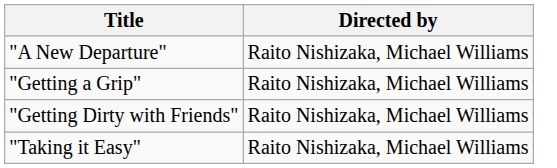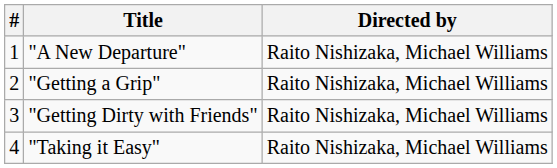+ column: (14, 20)
